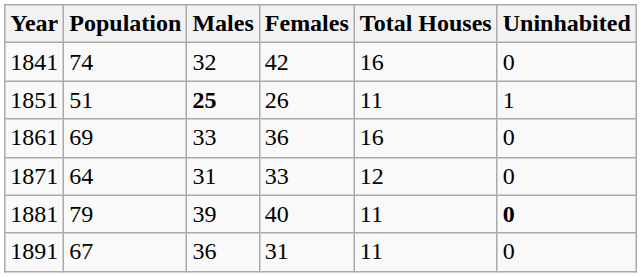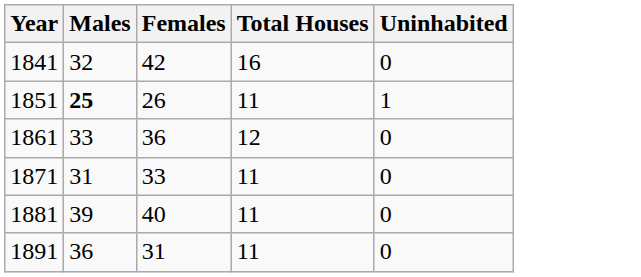- column: (125, 23)
(372, 137) 16 -> (249, 137) 12
(372, 175) 12 -> (248, 175) 11
(509, 213) bold -> (386, 213) normal
